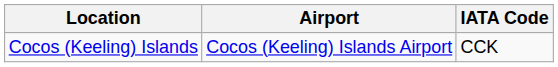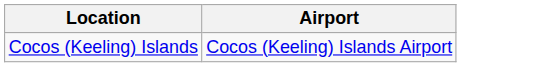- column: (505, 18)
